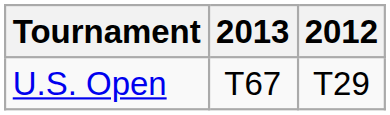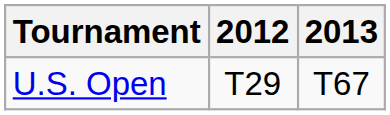columns swapped: (341, 31) <-> (253, 31)
